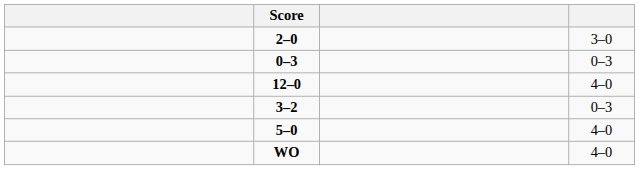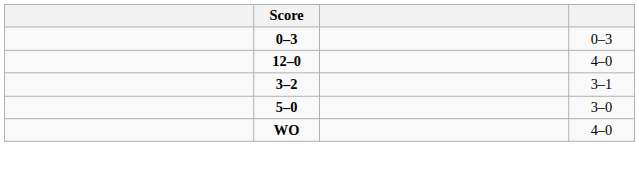- row: (287, 38)
(601, 107) 0–3 -> (601, 84) 3–1
(601, 130) 4–0 -> (601, 107) 3–0
